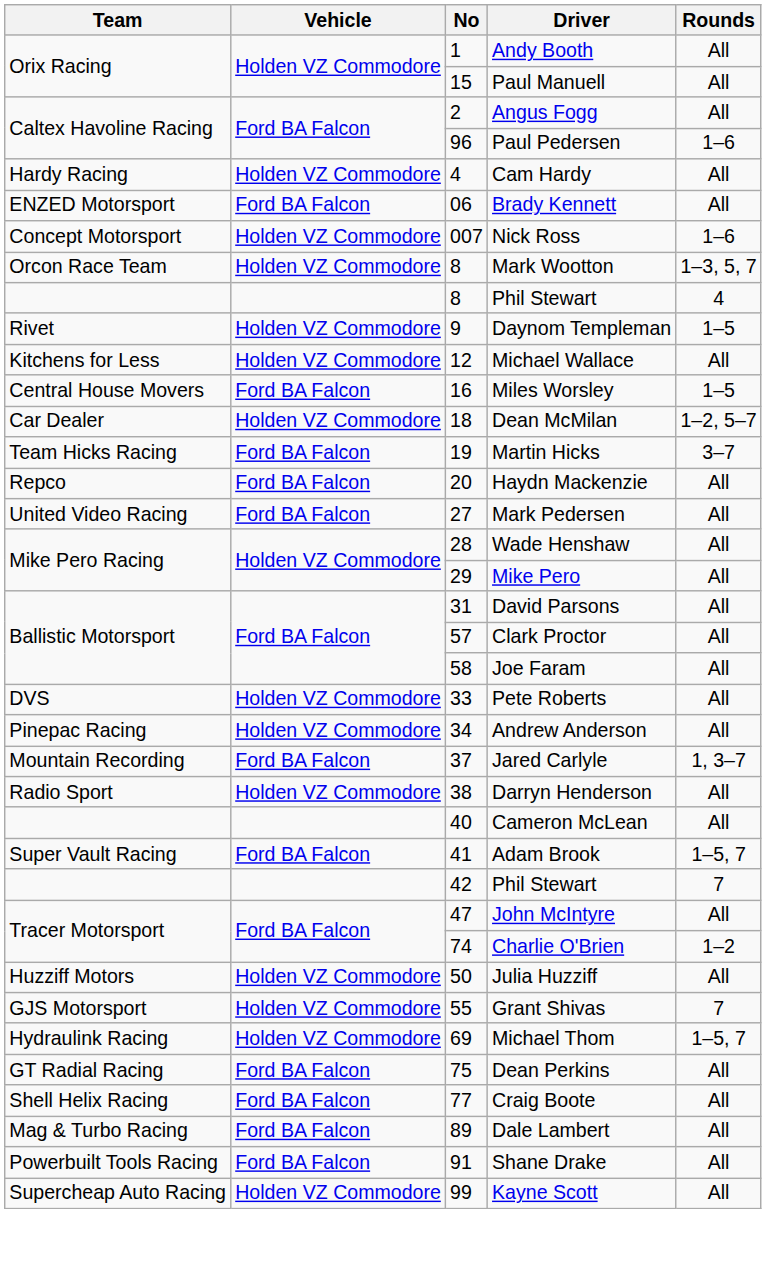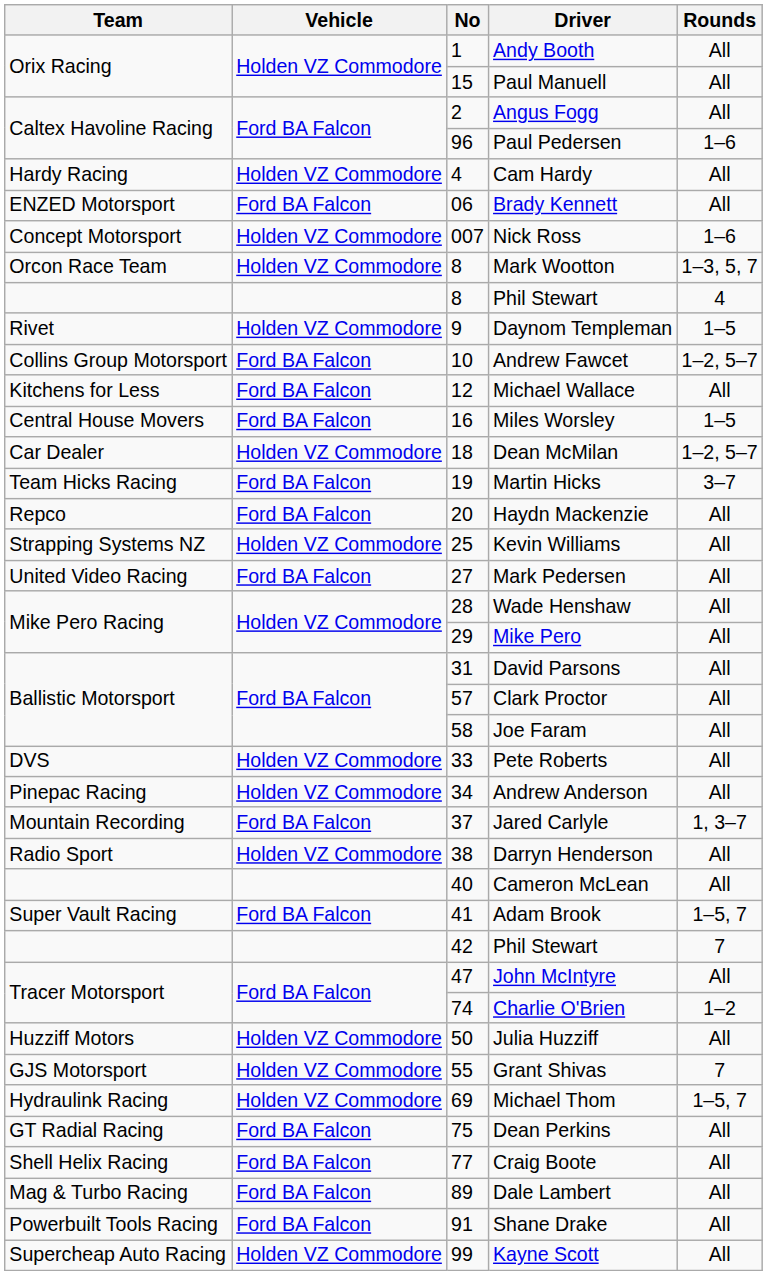+ row: (462, 359)
(338, 359) Holden VZ Commodore -> (304, 390) Ford BA Falcon
+ row: (462, 545)
